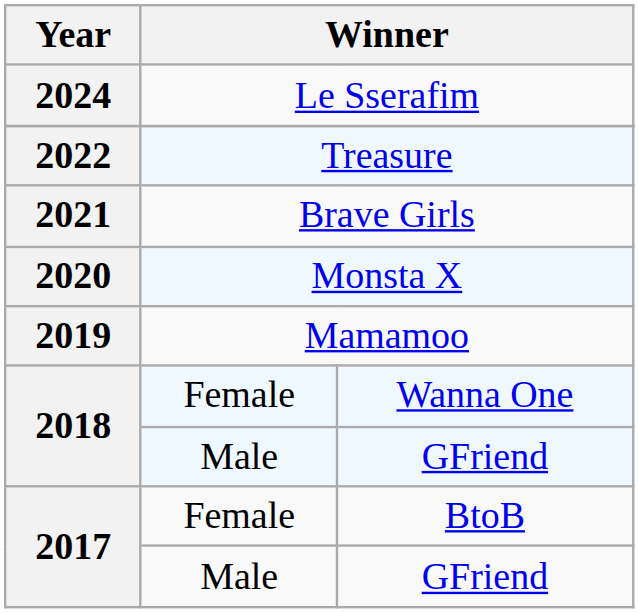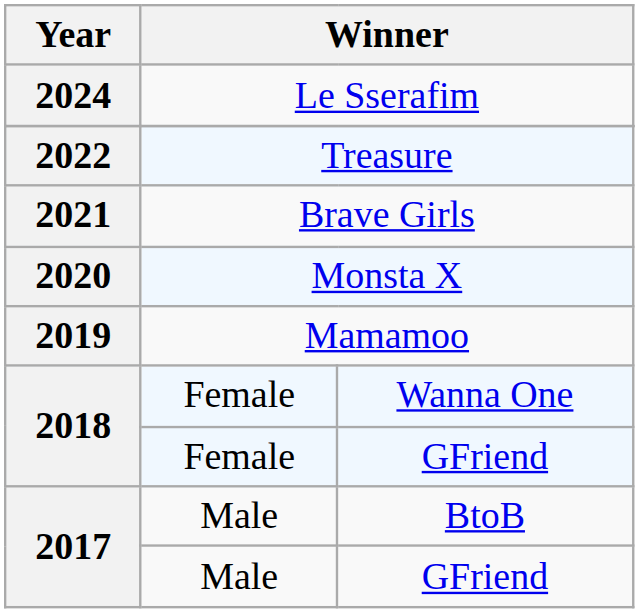(239, 455) Male -> (239, 455) Female
(239, 515) Female -> (239, 515) Male
